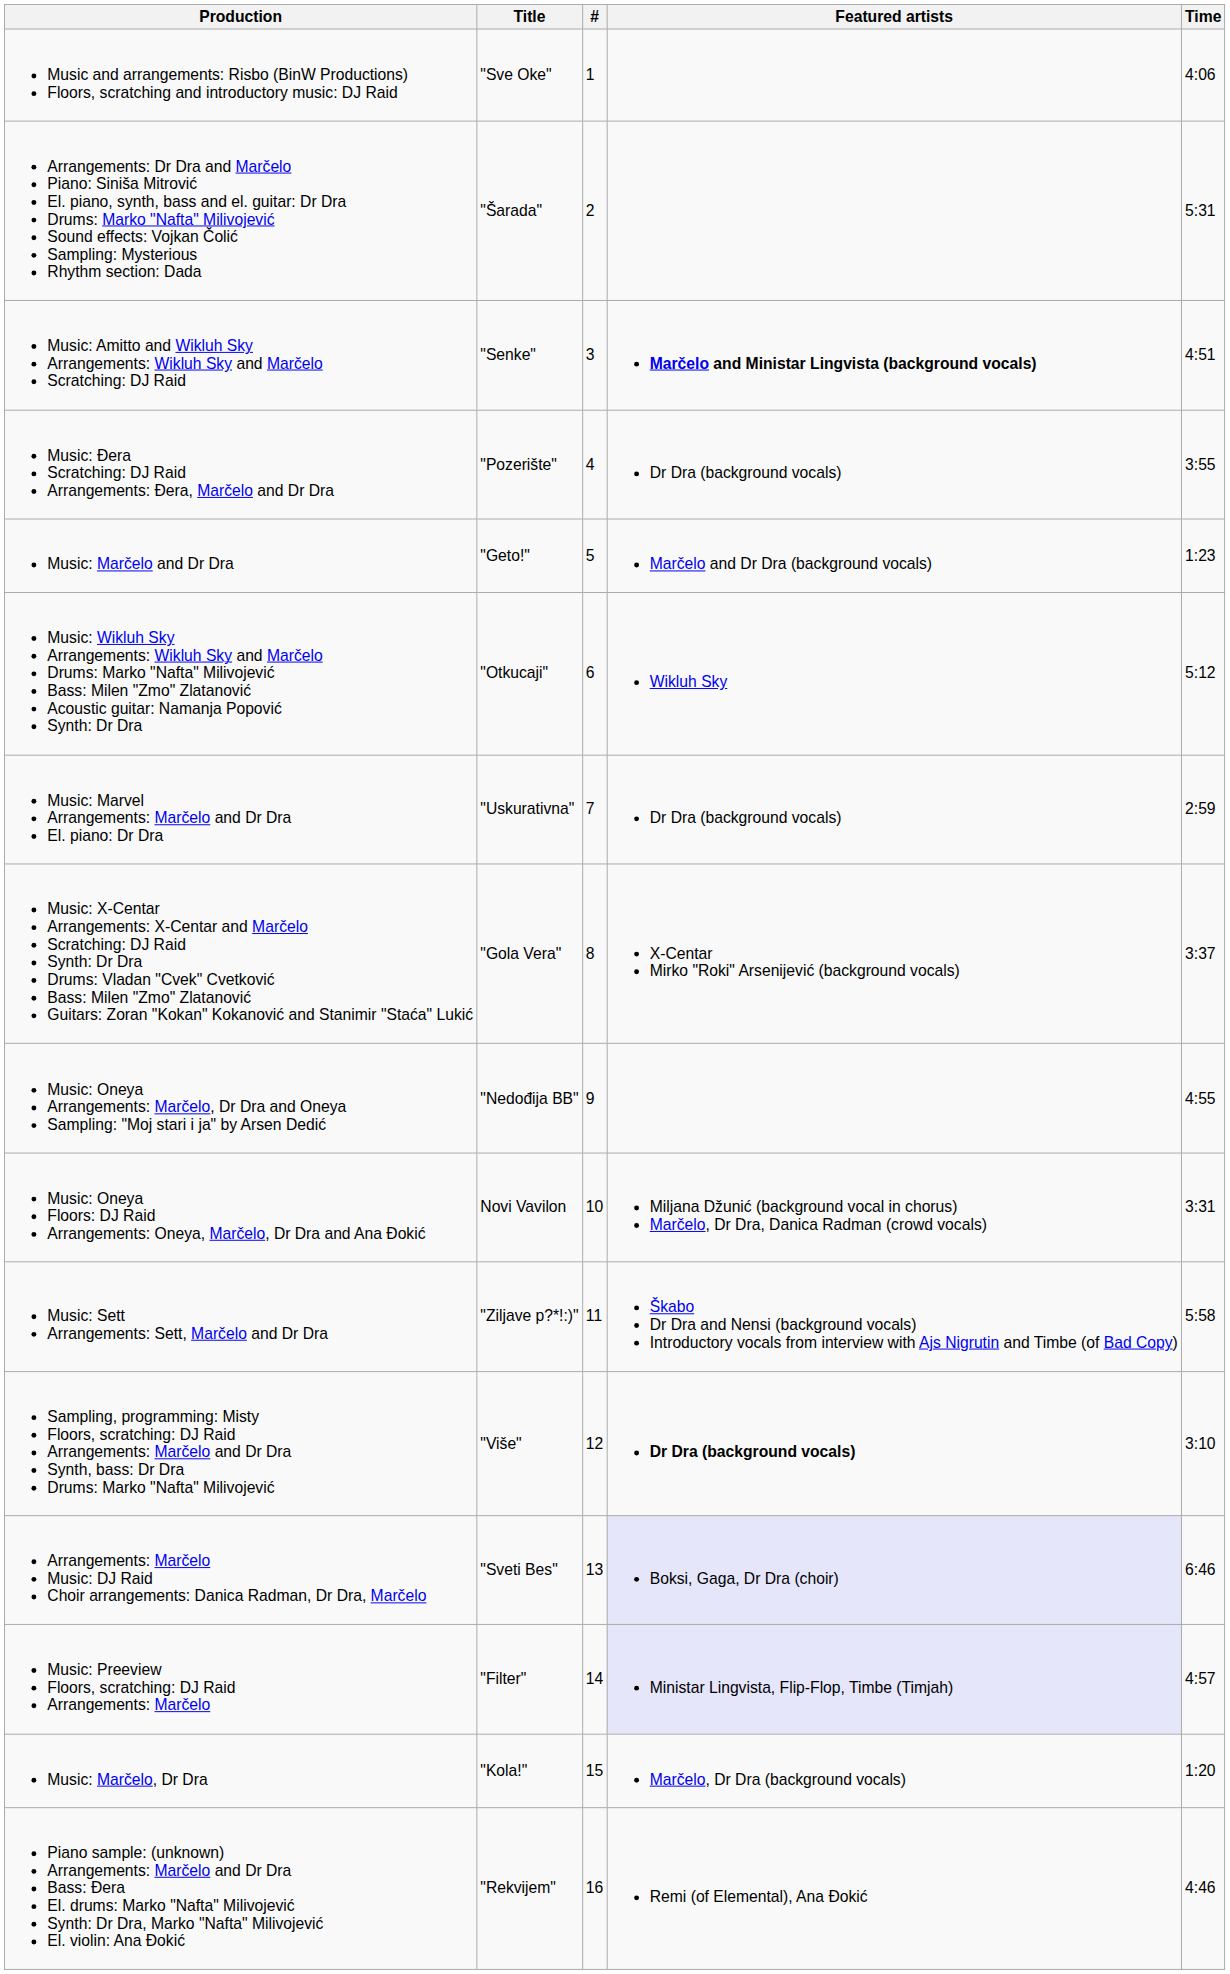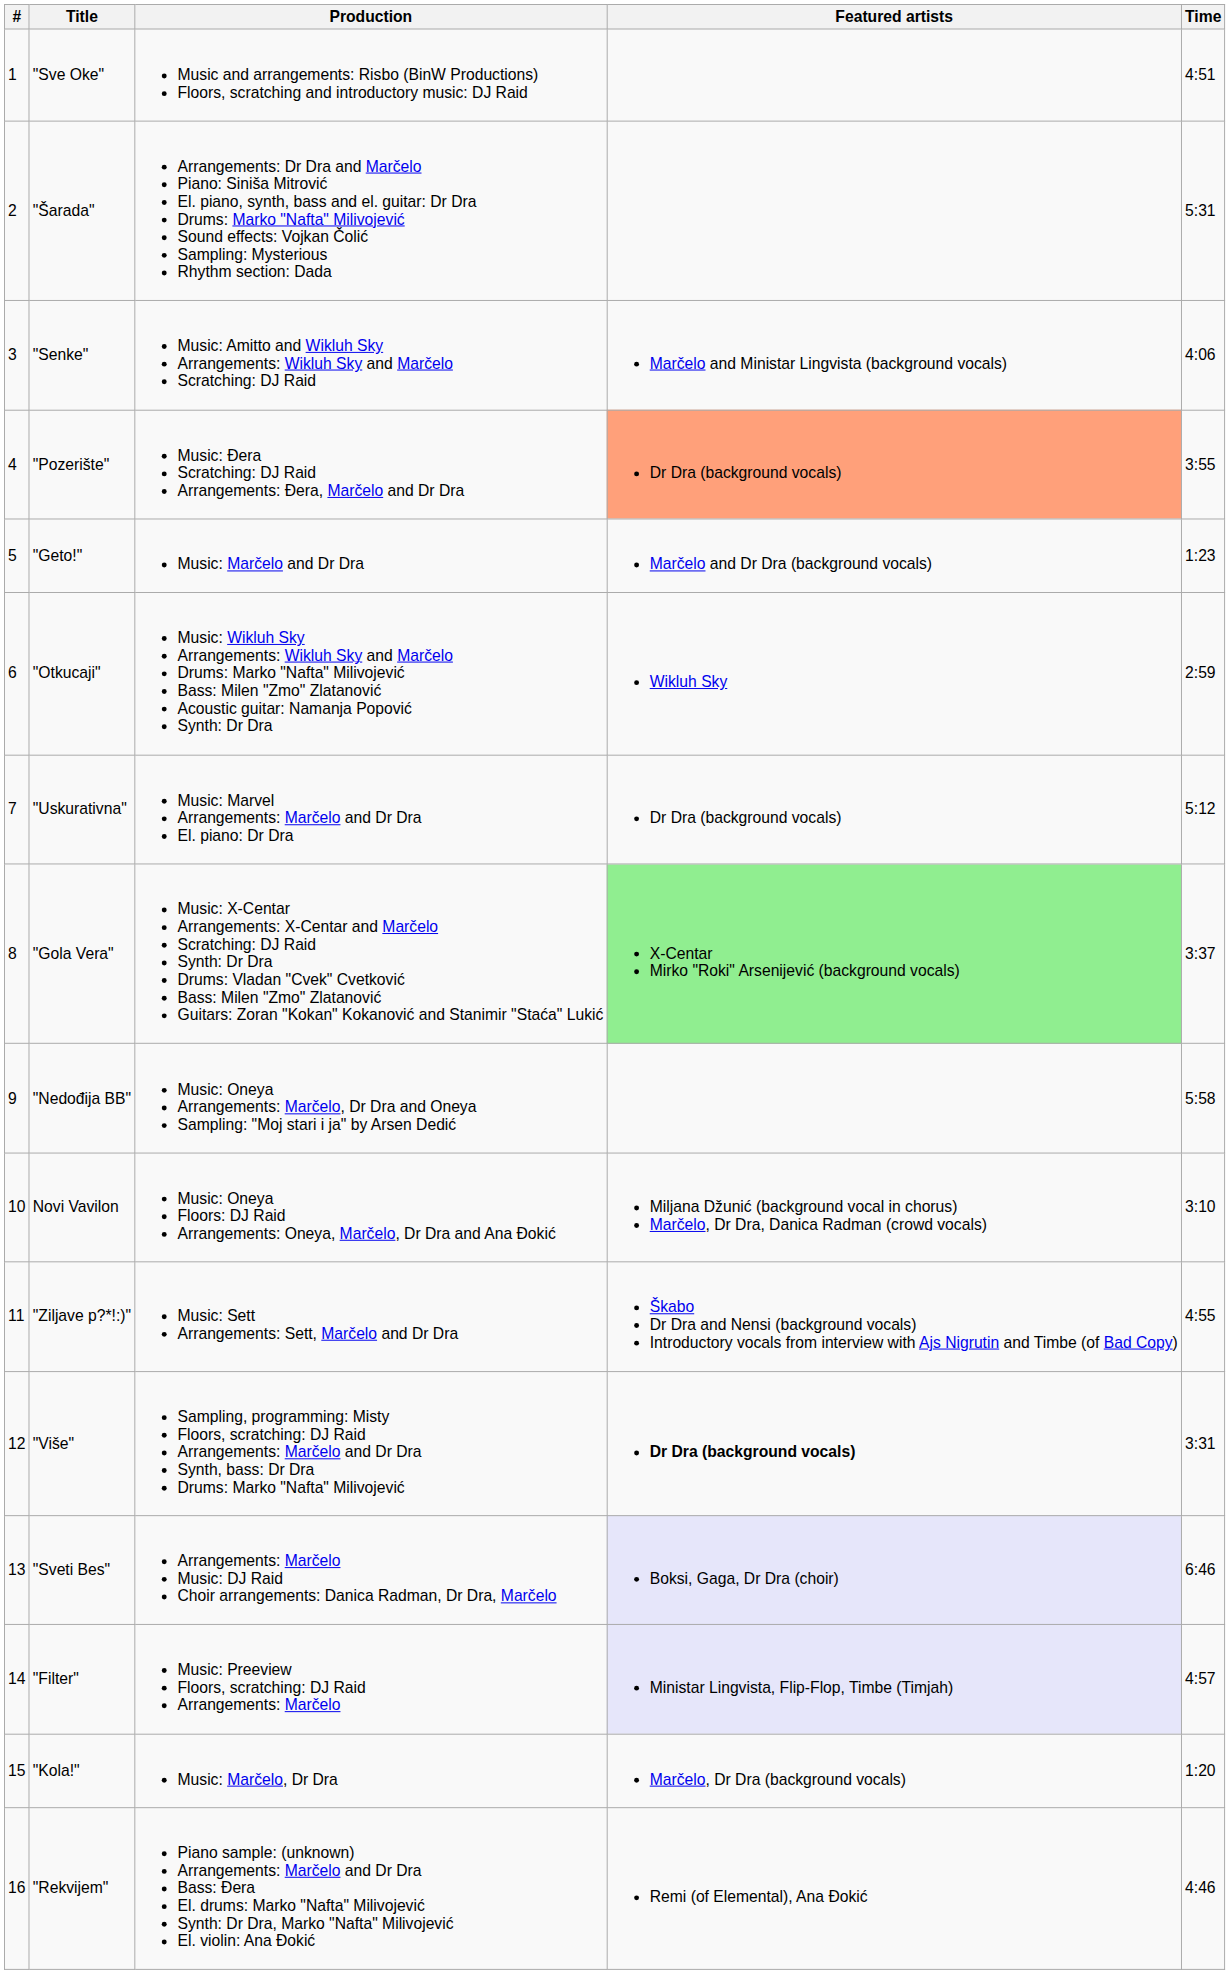columns swapped: (595, 16) <-> (241, 16)
(1200, 75) 4:06 -> (1200, 75) 4:51
(894, 364) bold -> (894, 364) normal
(1200, 355) 4:51 -> (1200, 355) 4:06
(894, 473) no background -> (894, 473) lightsalmon background
(1200, 673) 5:12 -> (1200, 673) 2:59
(1200, 809) 2:59 -> (1200, 809) 5:12
(894, 963) no background -> (894, 963) lightgreen background
(1200, 1098) 4:55 -> (1200, 1098) 5:58
(1200, 1207) 3:31 -> (1200, 1207) 3:10
(1200, 1316) 5:58 -> (1200, 1316) 4:55
(1200, 1443) 3:10 -> (1200, 1443) 3:31
